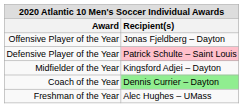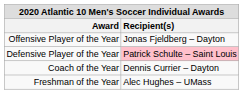- row: (77, 68)
(171, 82) lightgreen background -> (171, 68) no background
